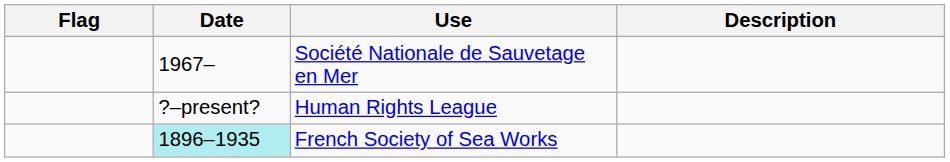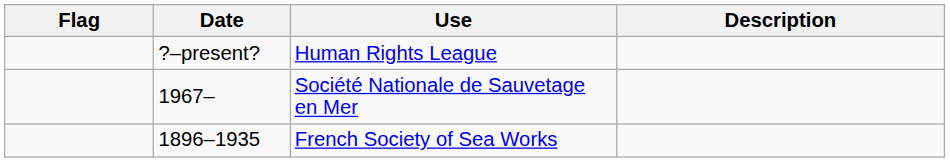rows swapped: (396, 107) <-> (440, 64)
(209, 140) paleturquoise background -> (209, 140) no background
